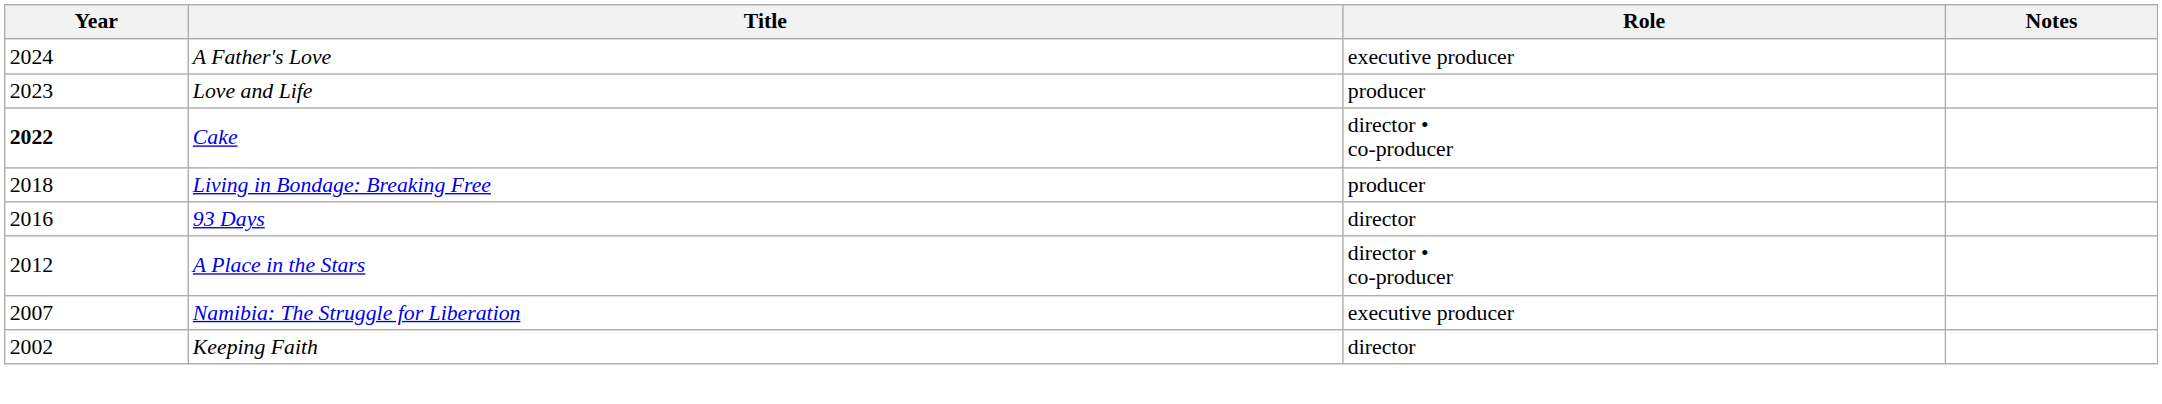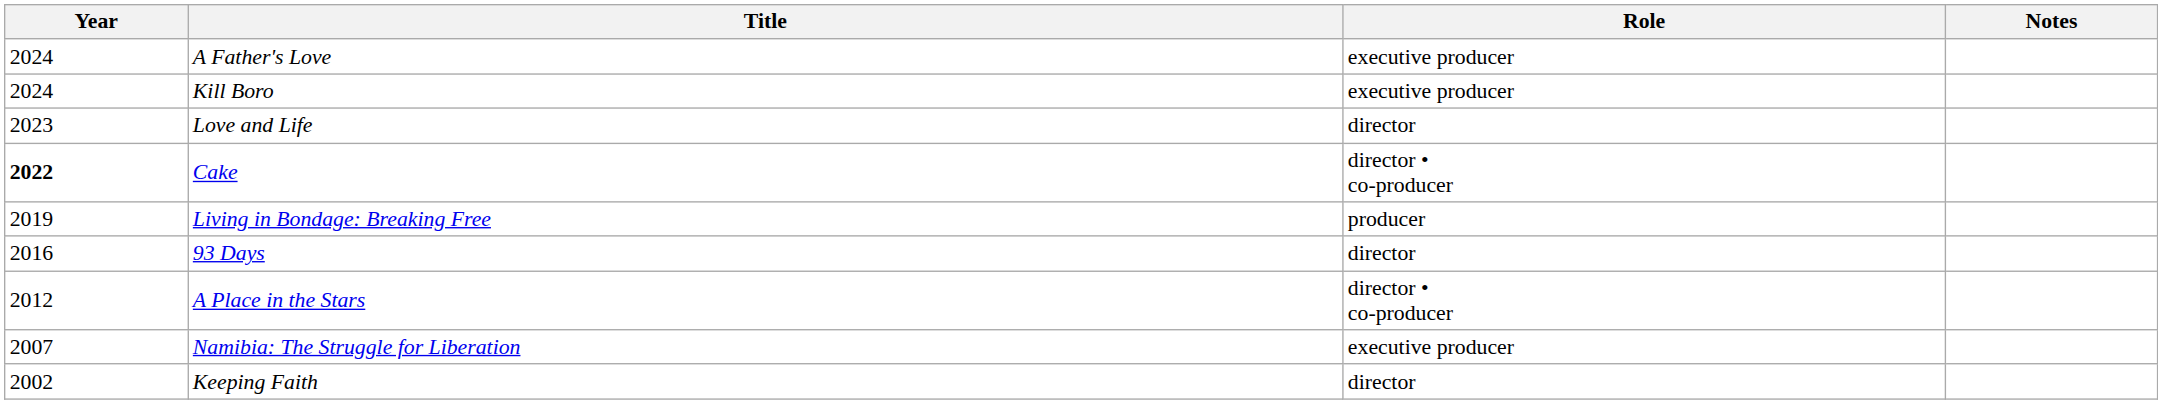+ row: (233, 90)
(1387, 90) producer -> (1382, 125) director
(31, 184) 2018 -> (31, 218) 2019
